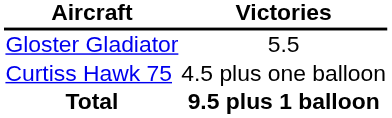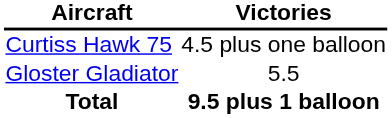rows swapped: (92, 44) <-> (89, 73)
